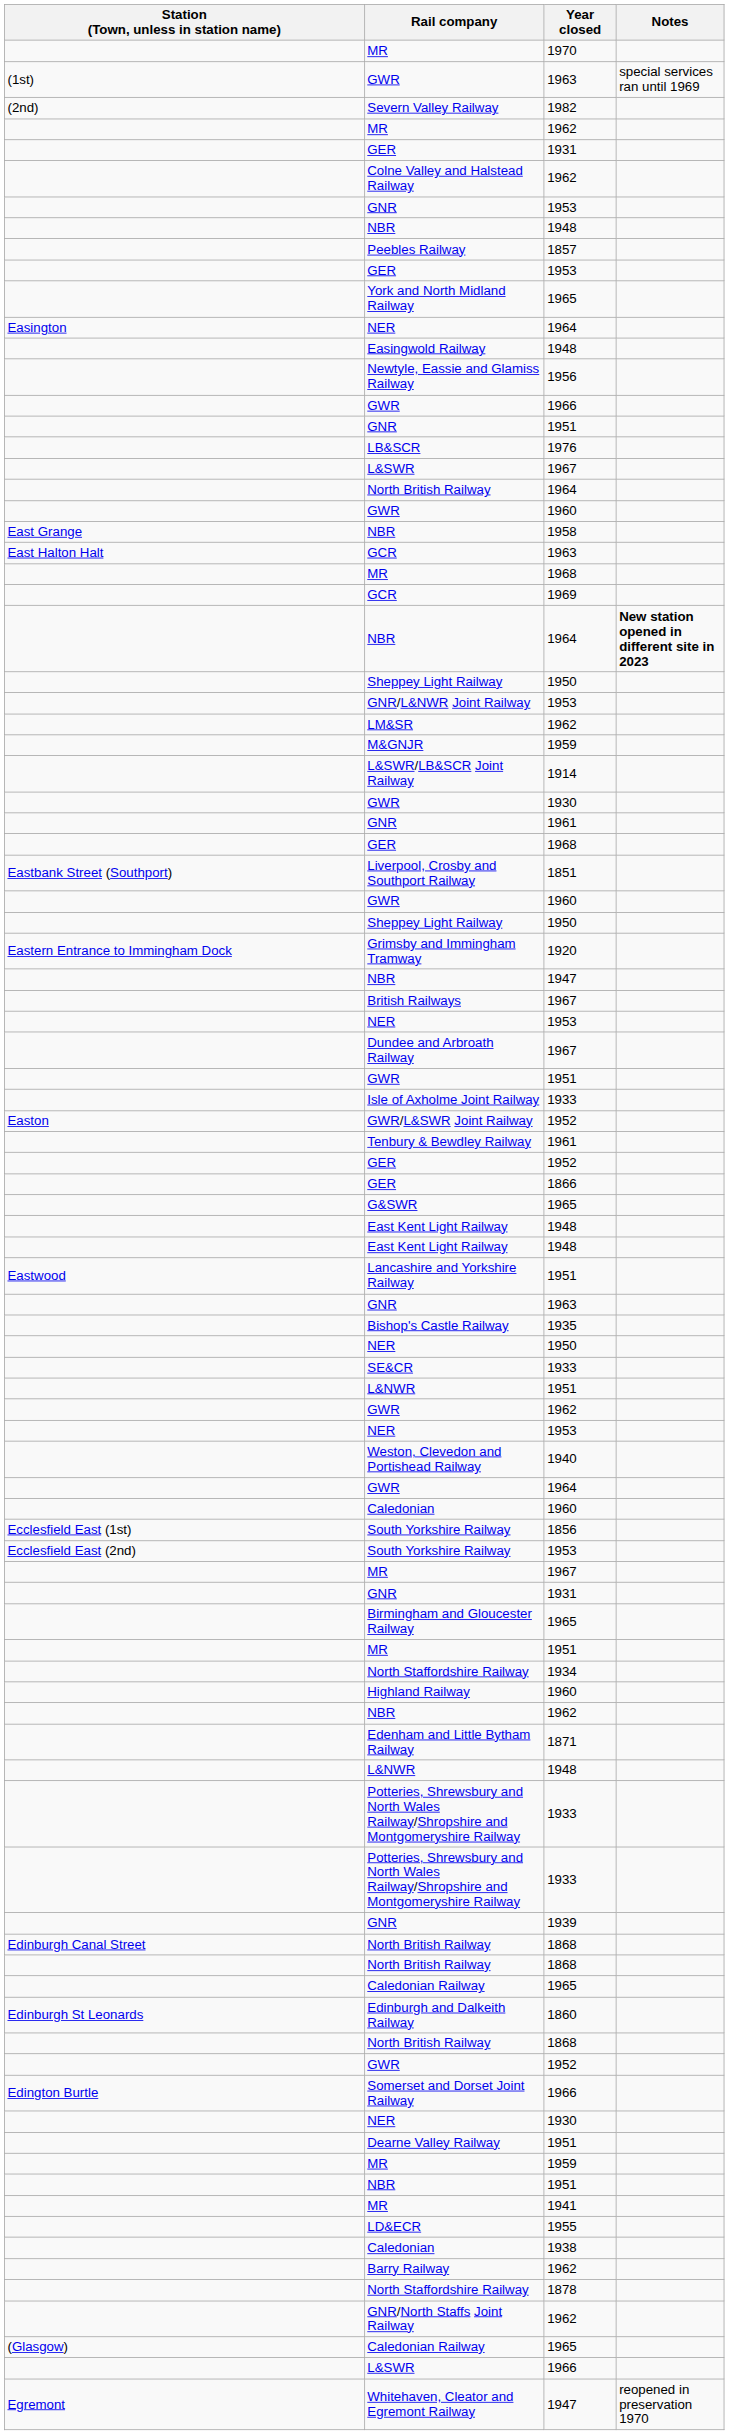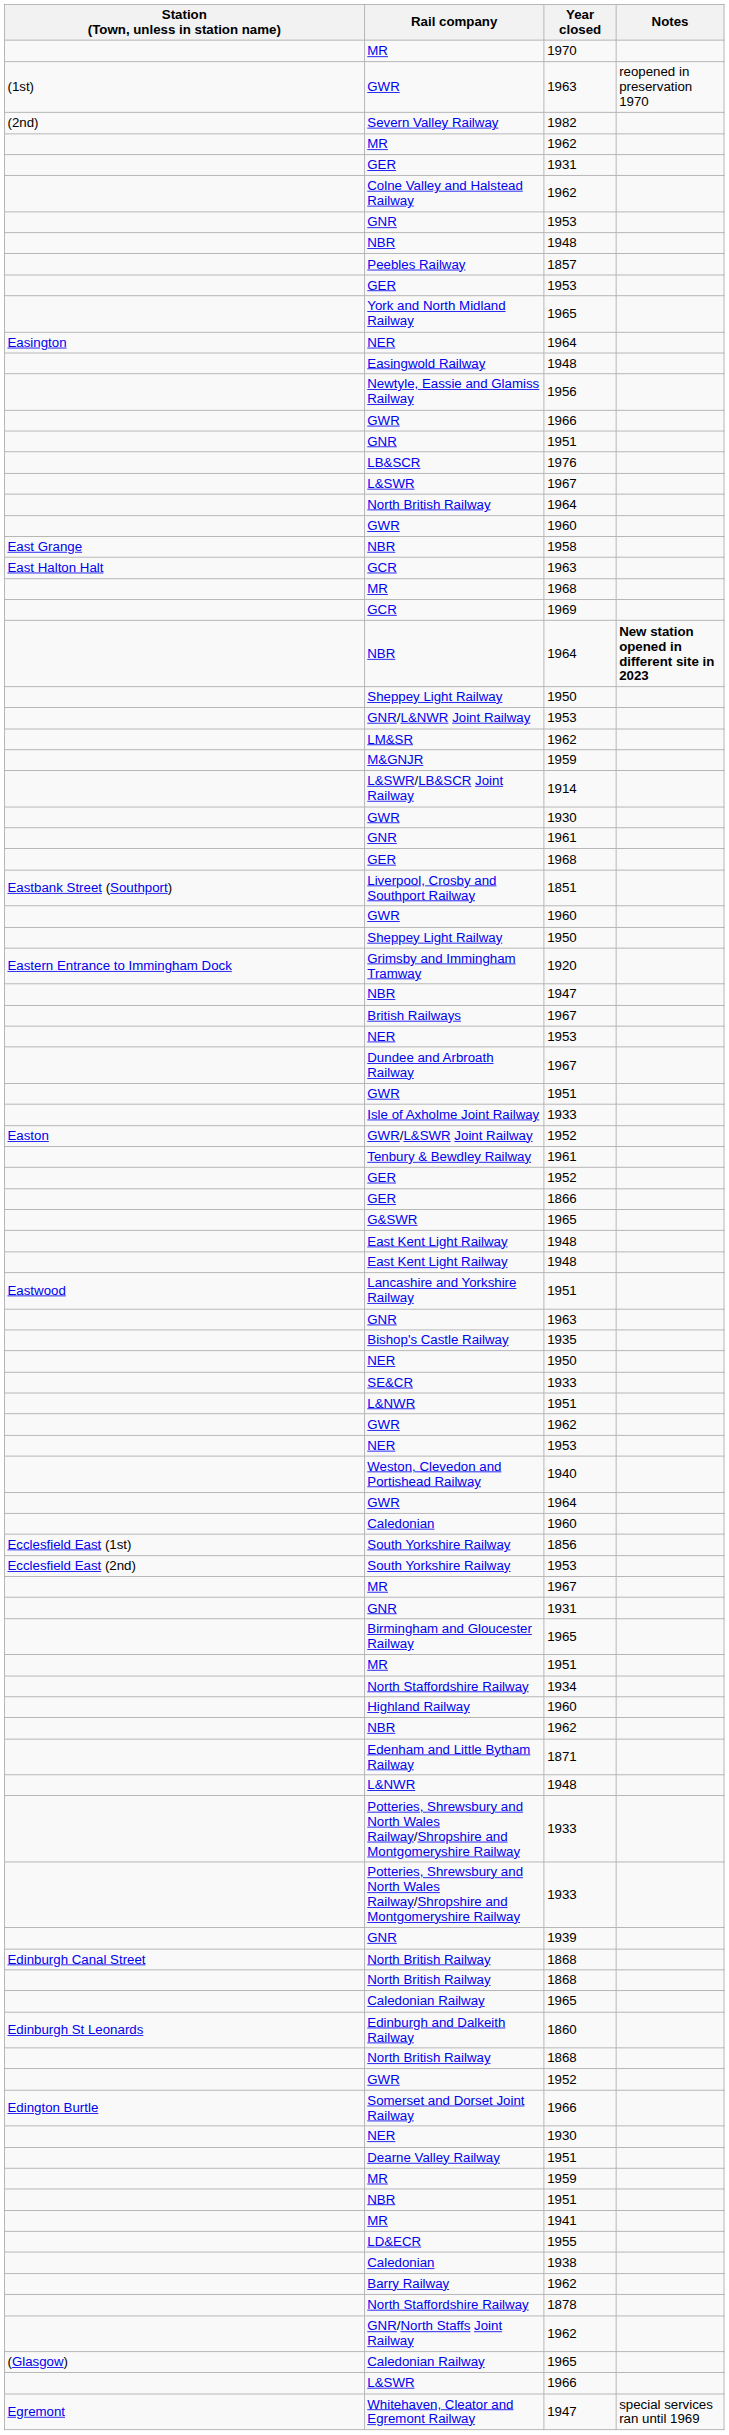(666, 79) special services ran until 1969 -> (656, 87) reopened in preservation 1970
(656, 2404) reopened in preservation 1970 -> (666, 2411) special services ran until 1969
